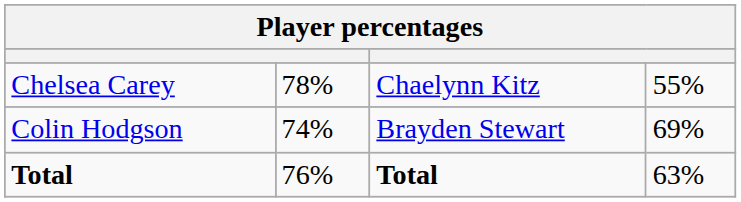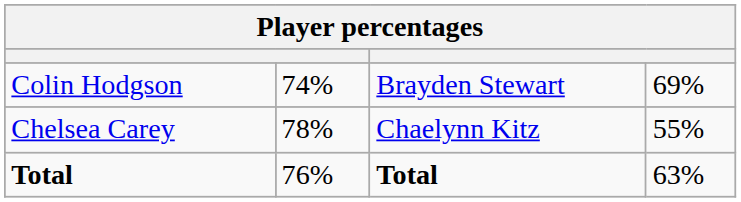rows swapped: (93, 84) <-> (97, 129)
